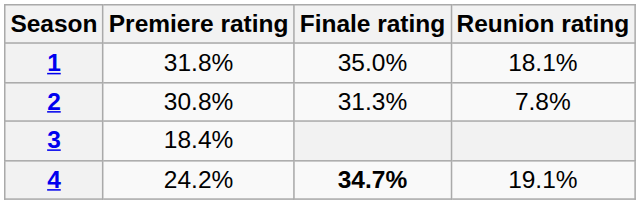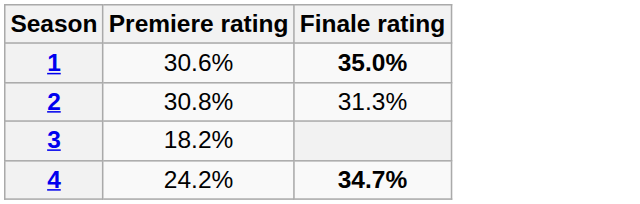- column: (543, 23)
(199, 62) 31.8% -> (199, 62) 30.6%
(372, 62) normal -> (372, 62) bold
(199, 140) 18.4% -> (199, 140) 18.2%
